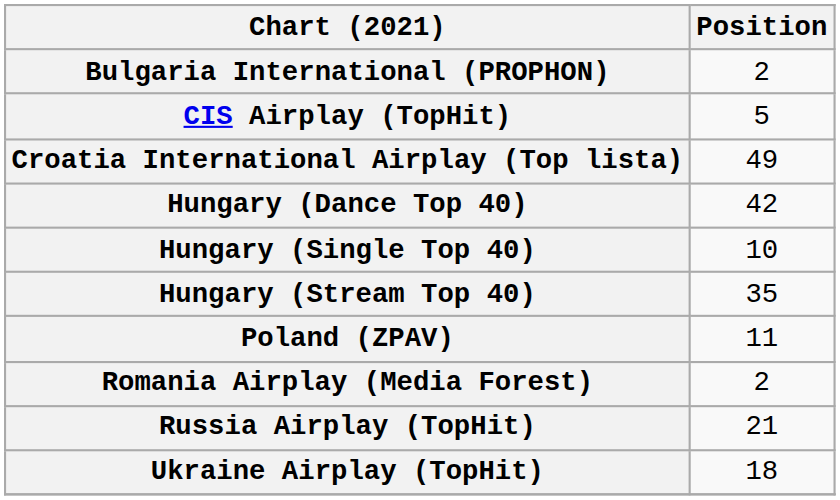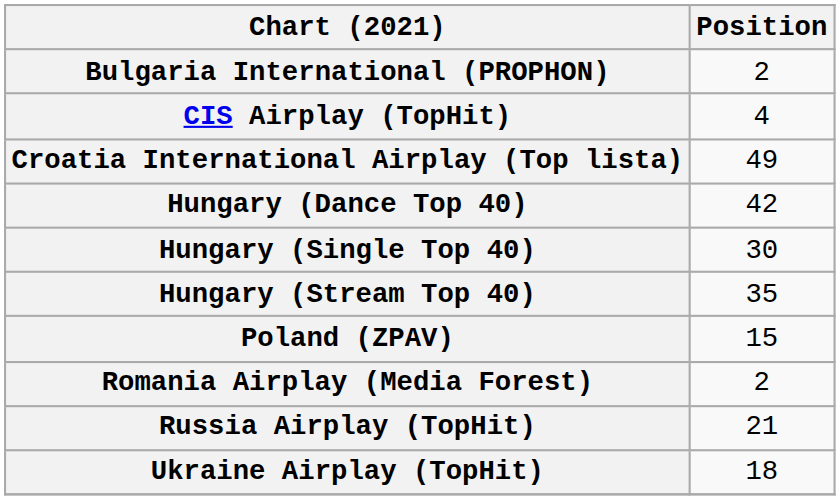(762, 116) 5 -> (762, 116) 4
(762, 250) 10 -> (762, 250) 30
(762, 339) 11 -> (762, 339) 15
